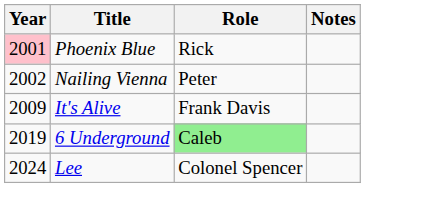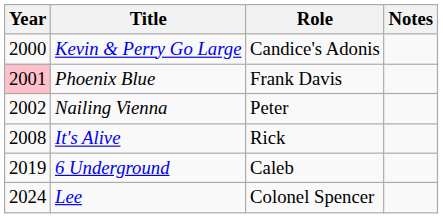+ row: (148, 49)
(196, 49) Rick -> (296, 78) Frank Davis
(28, 108) 2009 -> (28, 138) 2008
(224, 108) Frank Davis -> (268, 138) Rick
(200, 138) lightgreen background -> (272, 167) no background
